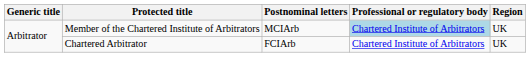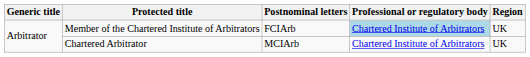(282, 28) MCIArb -> (280, 28) FCIArb
(280, 44) FCIArb -> (282, 44) MCIArb
